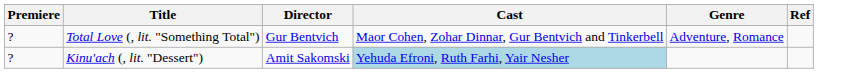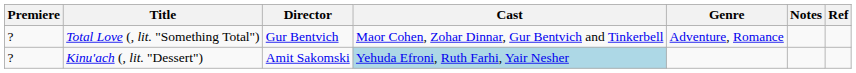+ column: (806, 15)
